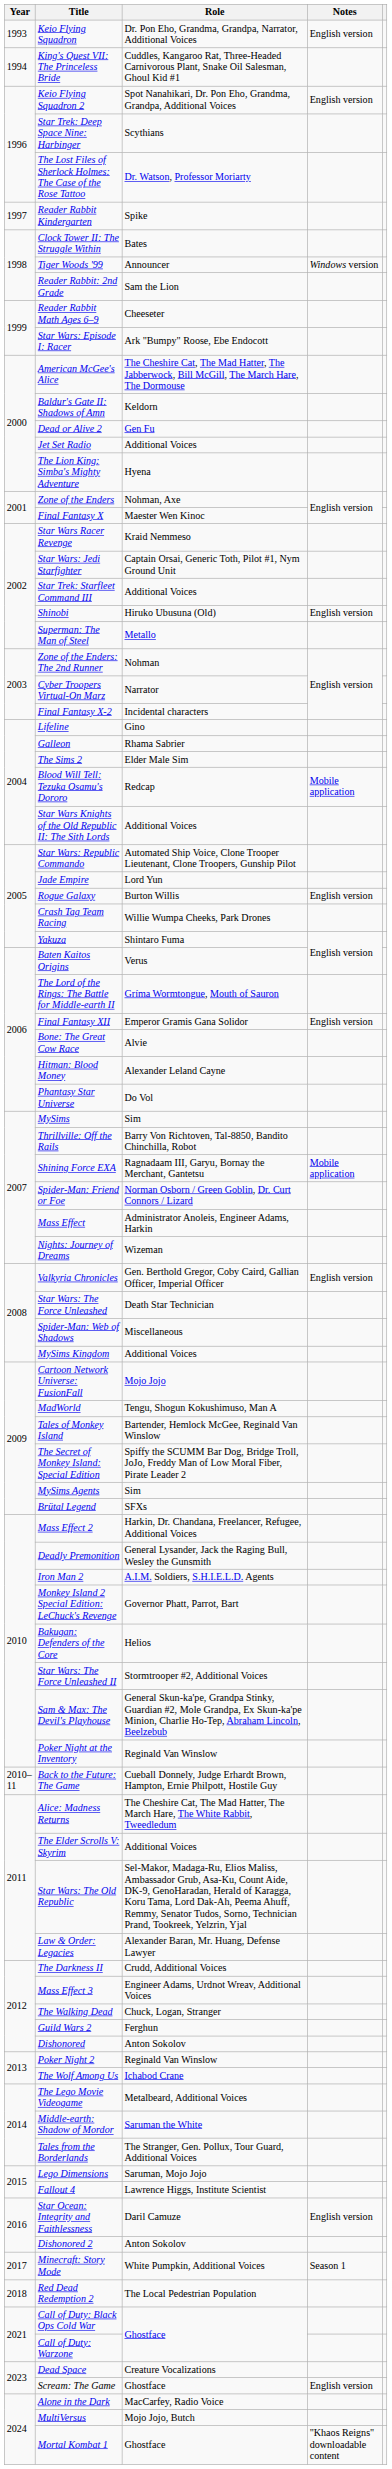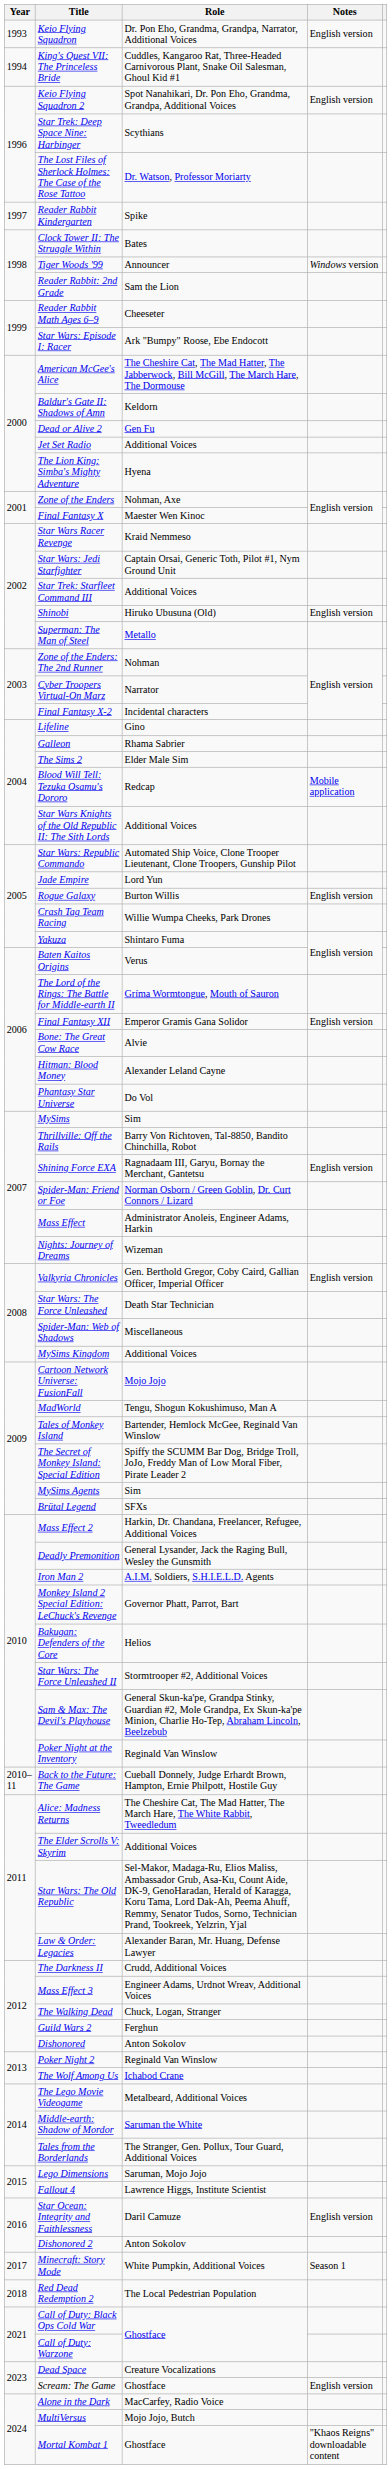(332, 1168) Mobile application -> (341, 1168) English version
